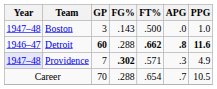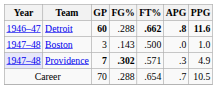rows swapped: (59, 44) <-> (59, 28)
(104, 60) normal -> (104, 60) bold
